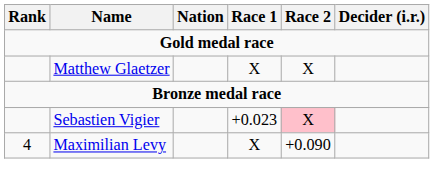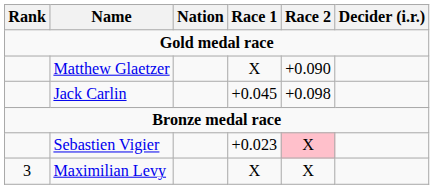(308, 68) X -> (308, 68) +0.090
+ row: (90, 94)
(27, 145) 4 -> (27, 171) 3
(308, 145) +0.090 -> (308, 171) X
